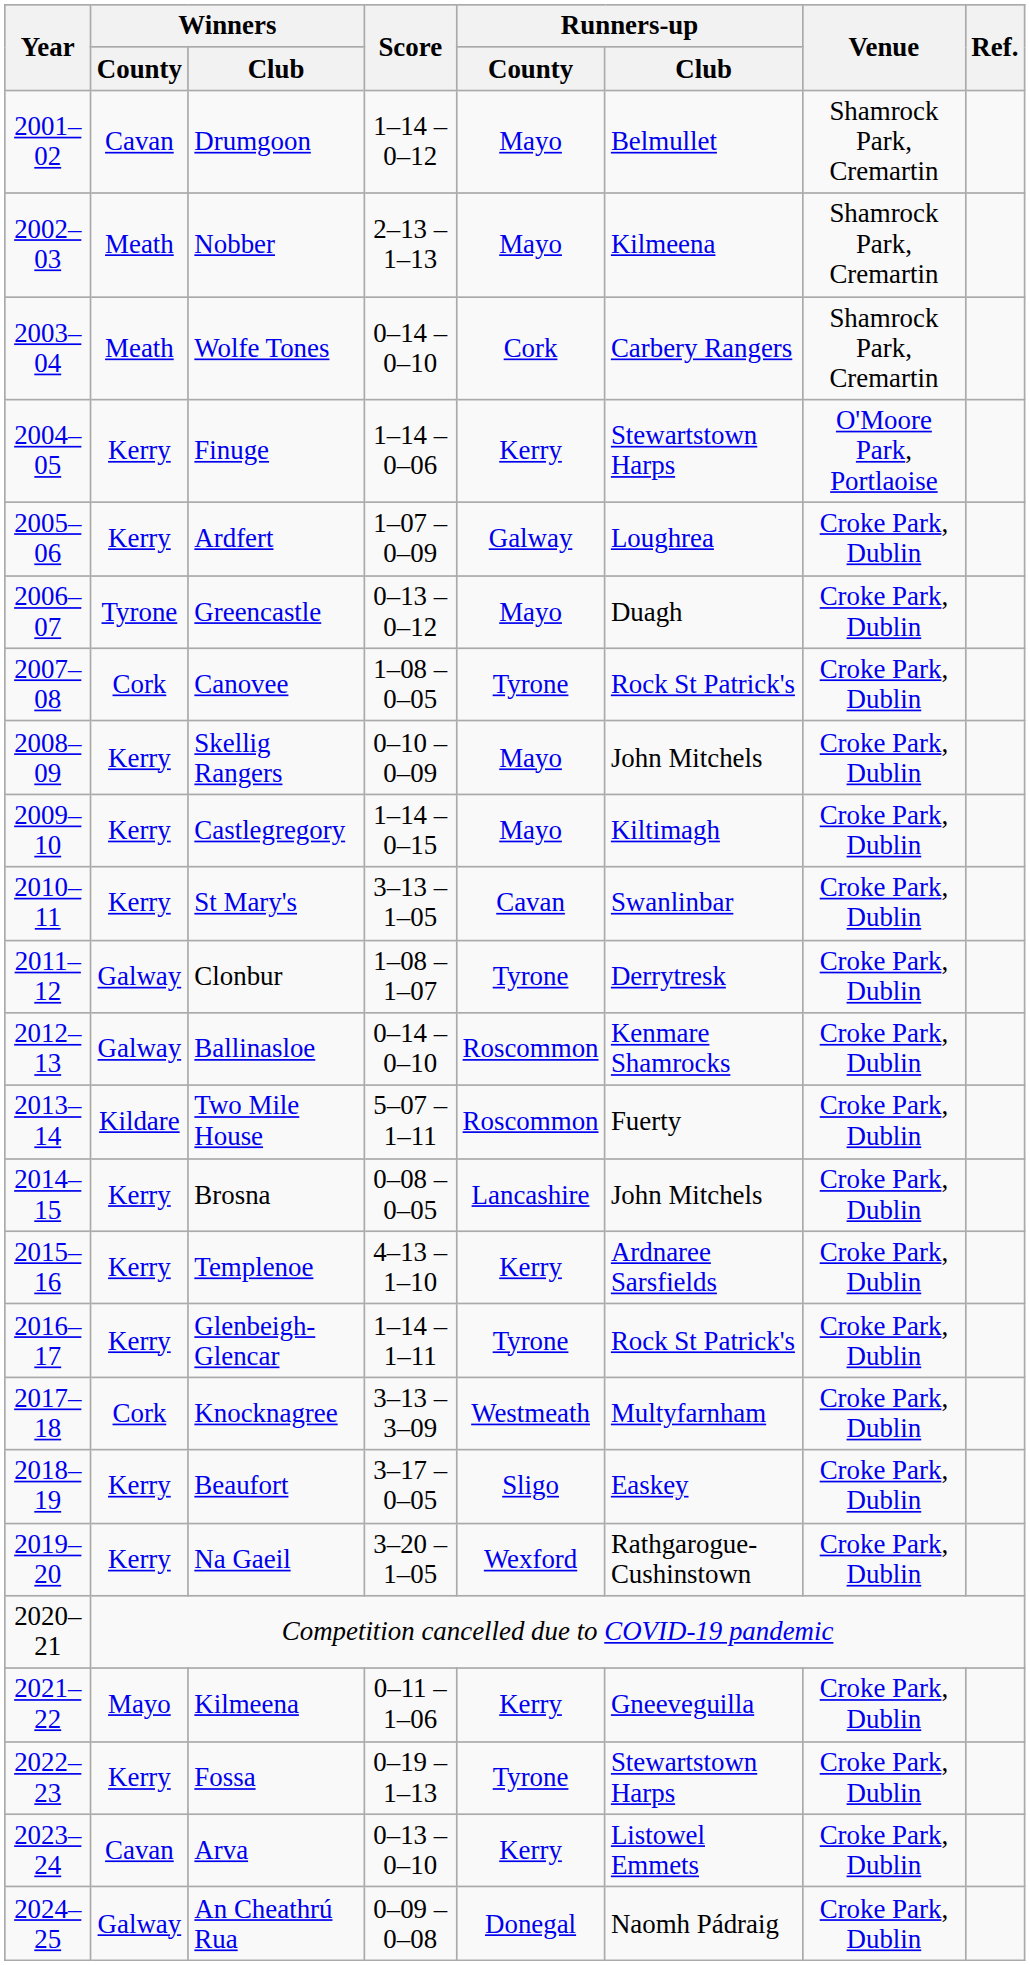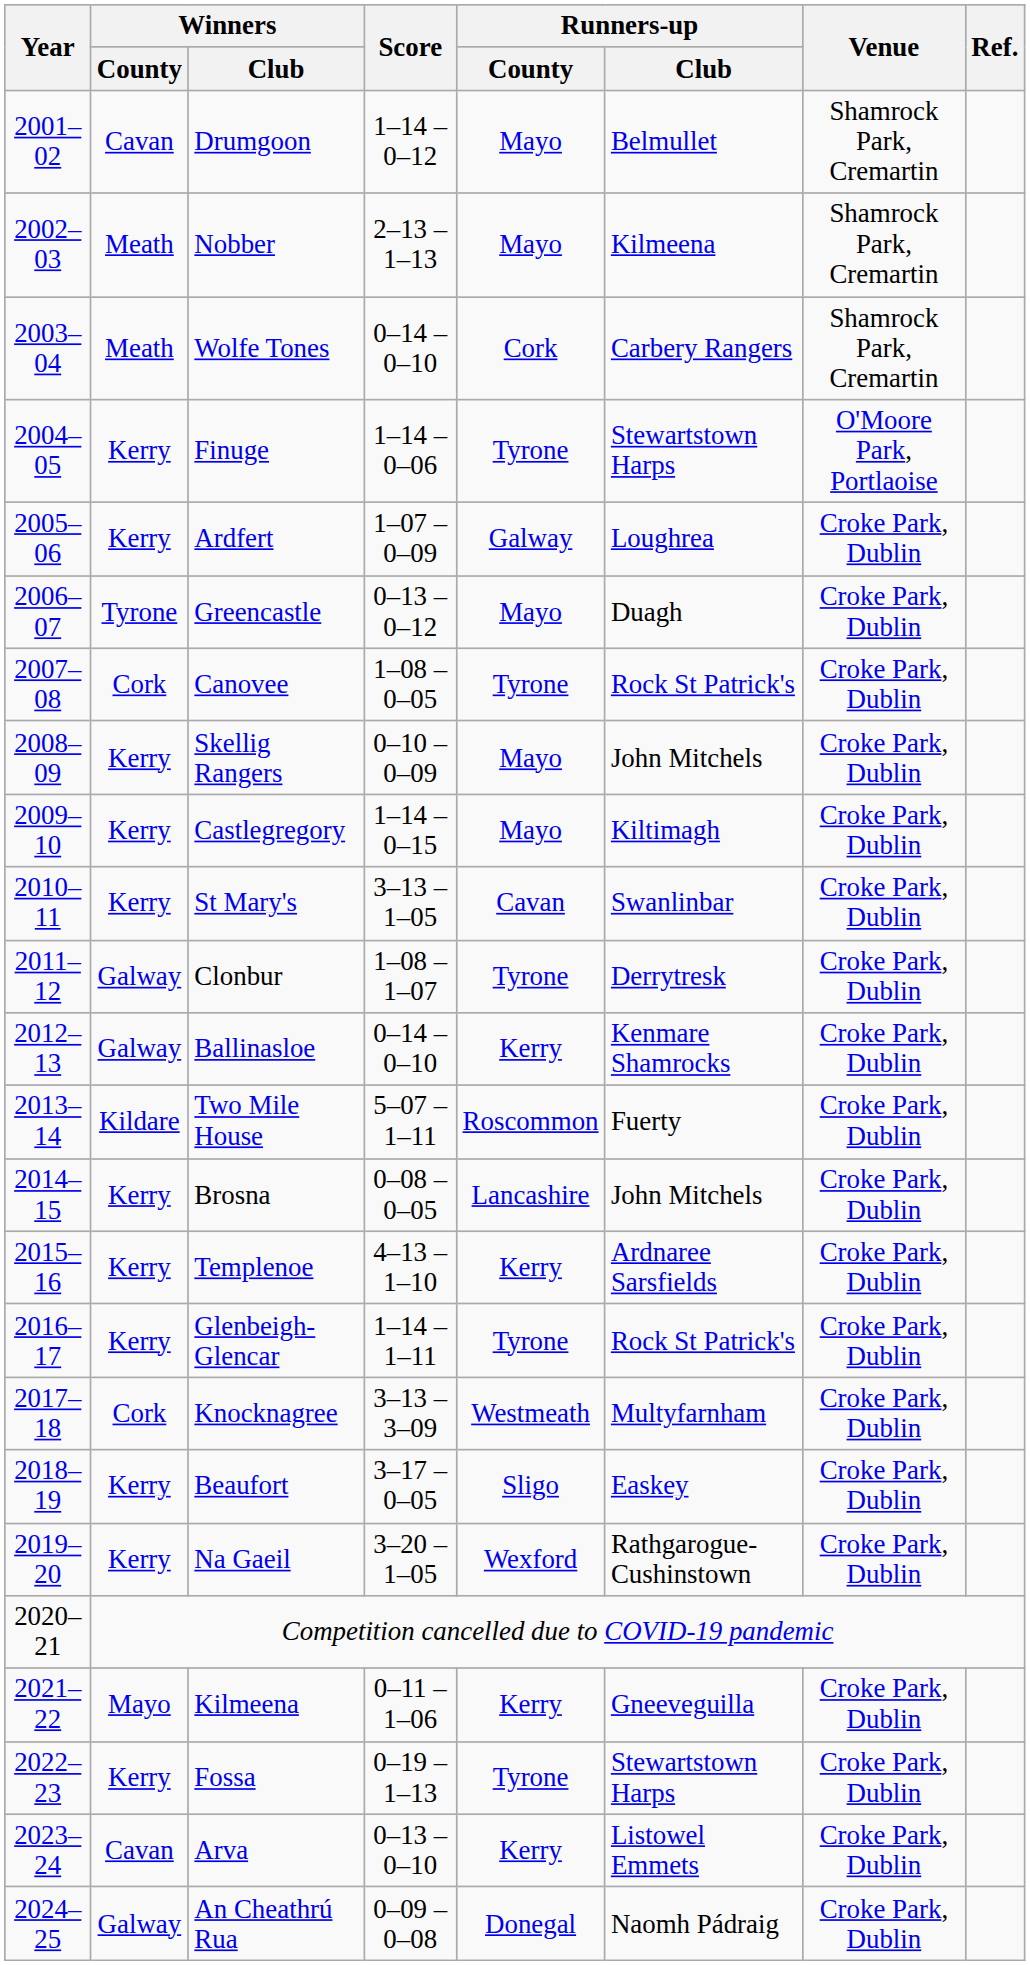(531, 450) Kerry -> (531, 450) Tyrone
(531, 1048) Roscommon -> (531, 1048) Kerry
